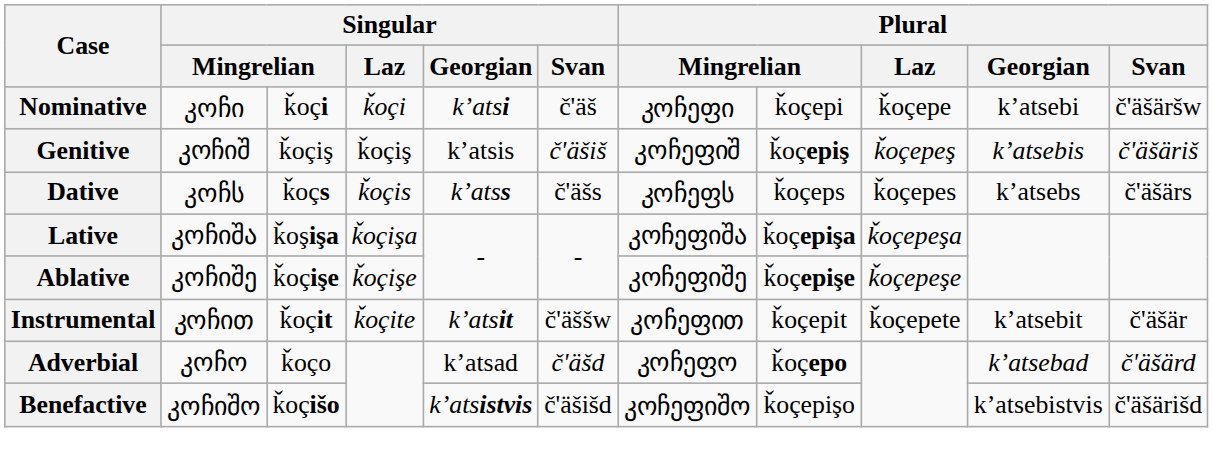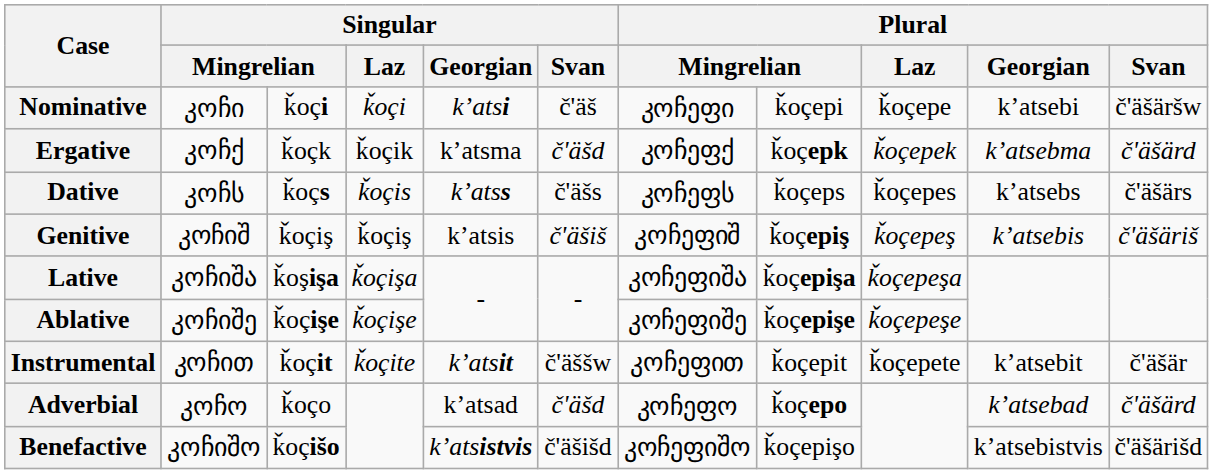+ row: (83, 149)
rows swapped: (83, 192) <-> (83, 149)
